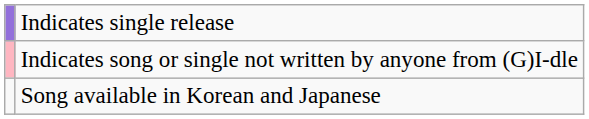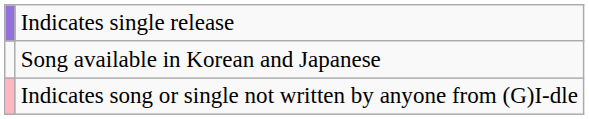rows swapped: (201, 95) <-> (299, 59)
